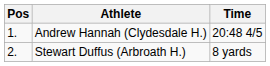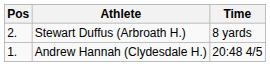rows swapped: (121, 33) <-> (110, 52)
